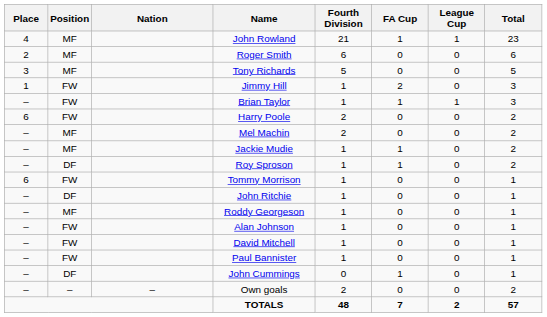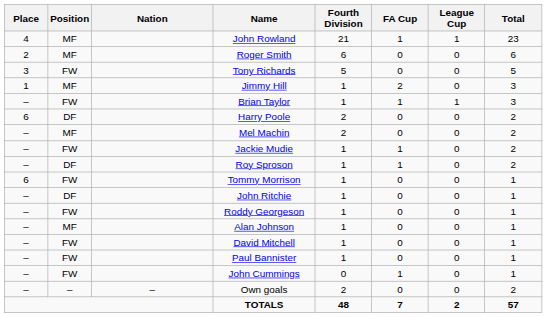(70, 70) MF -> (70, 70) FW
(70, 86) FW -> (70, 86) MF
(70, 117) FW -> (70, 117) DF
(70, 149) MF -> (70, 149) FW
(70, 211) MF -> (70, 211) FW
(70, 227) FW -> (70, 227) MF
(70, 274) DF -> (70, 274) FW
